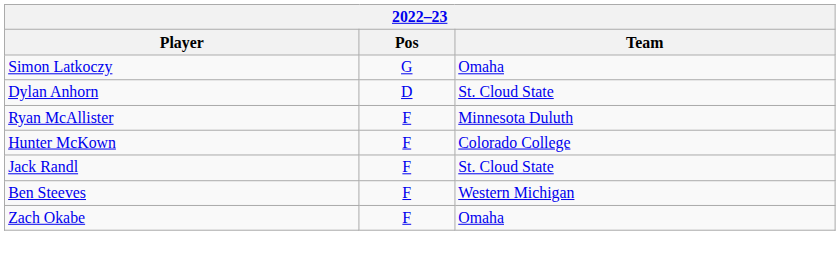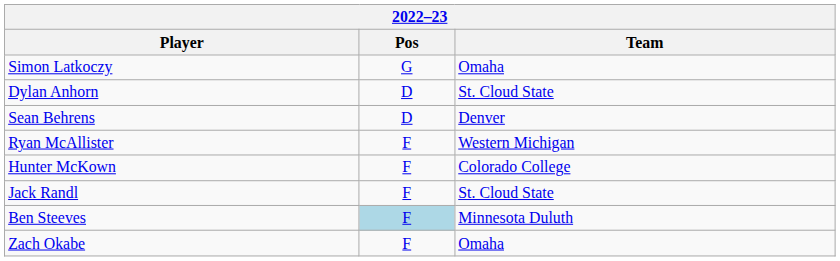+ row: (51, 117)
(516, 117) Minnesota Duluth -> (516, 142) Western Michigan
(407, 192) no background -> (407, 218) lightblue background
(516, 192) Western Michigan -> (516, 218) Minnesota Duluth
